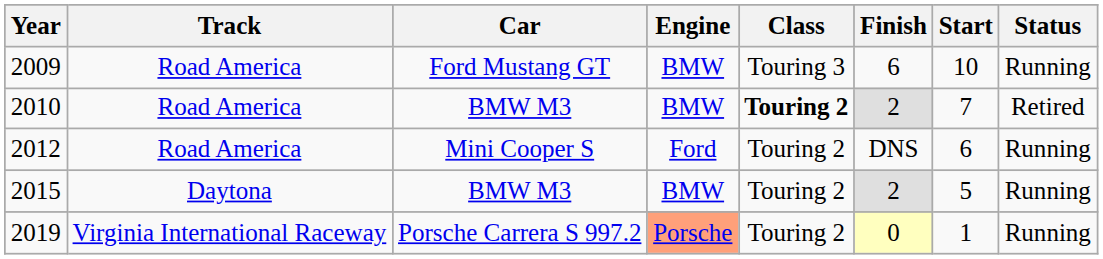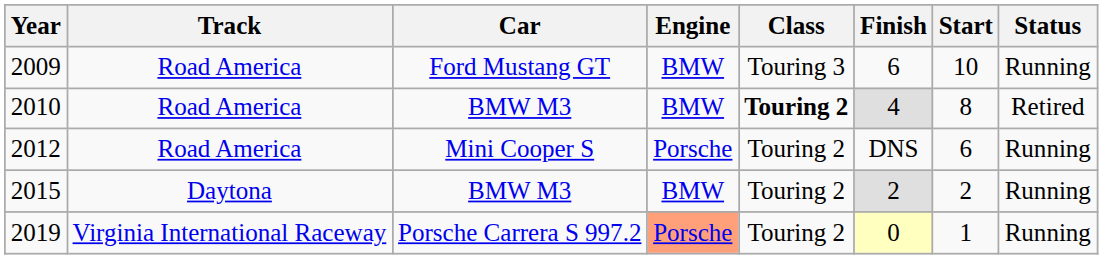(893, 108) 2 -> (893, 108) 4
(966, 108) 7 -> (966, 108) 8
(693, 149) Ford -> (693, 149) Porsche
(966, 190) 5 -> (966, 190) 2
